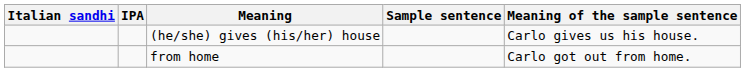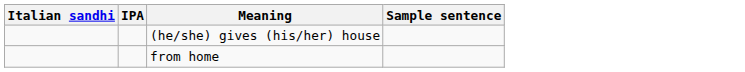- column: (622, 15)
